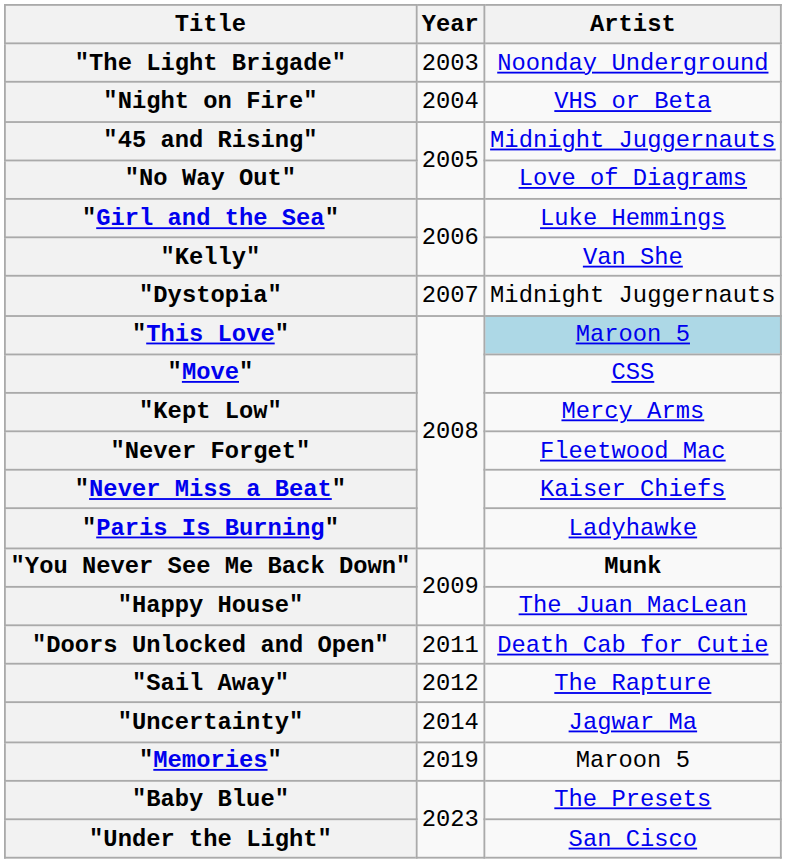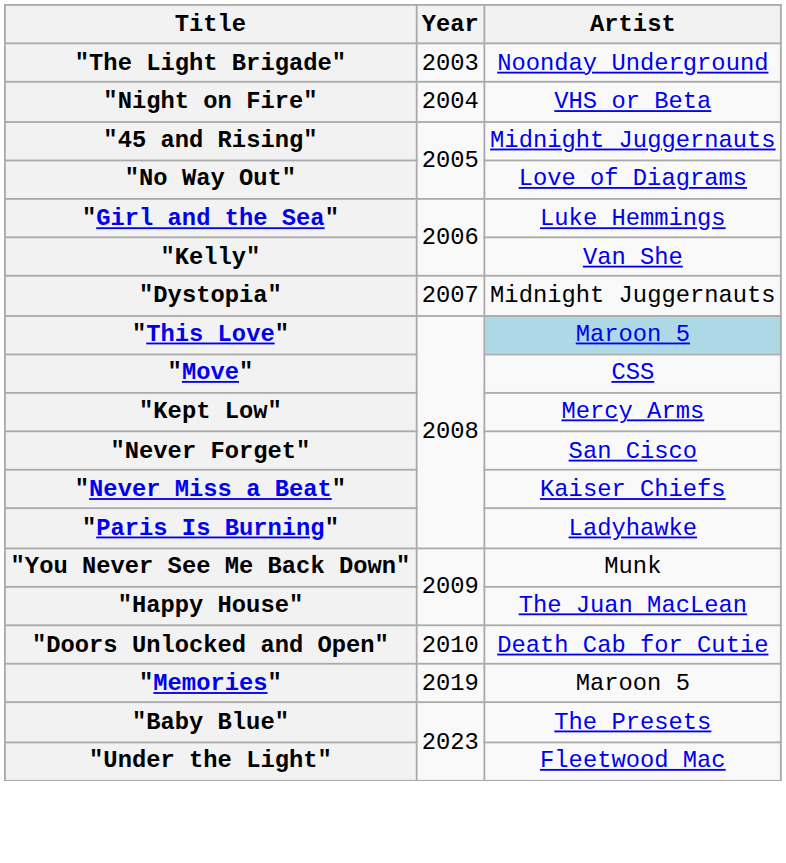(633, 451) Fleetwood Mac -> (633, 451) San Cisco
(633, 567) bold -> (633, 567) normal
(450, 645) 2011 -> (450, 645) 2010
- row: (210, 683)
- row: (210, 722)
(633, 839) San Cisco -> (633, 761) Fleetwood Mac
